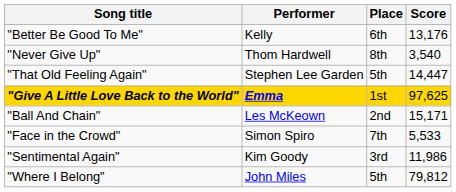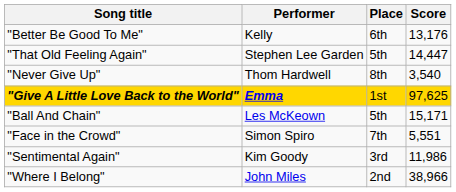rows swapped: (77, 75) <-> (54, 55)
(380, 116) 2nd -> (378, 116) 5th
(425, 136) 5,533 -> (425, 136) 5,551
(378, 177) 5th -> (380, 177) 2nd
(428, 177) 79,812 -> (428, 177) 38,966
